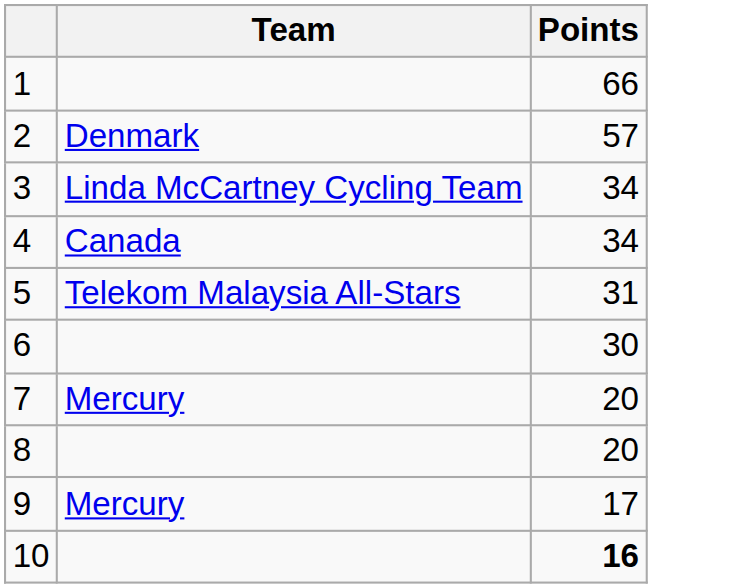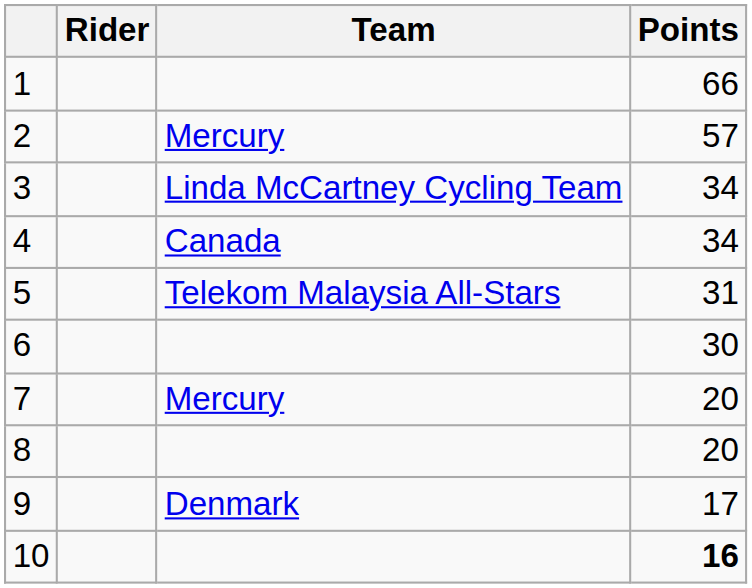+ column: (107, 30)
(132, 135) Denmark -> (225, 135) Mercury
(125, 503) Mercury -> (232, 503) Denmark
